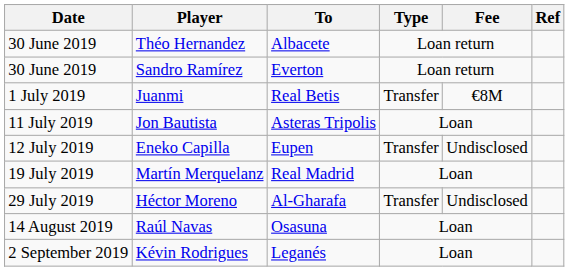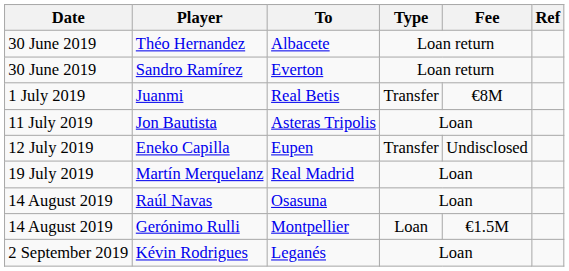- row: (186, 200)
+ row: (188, 226)
